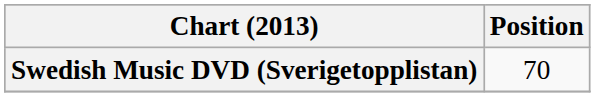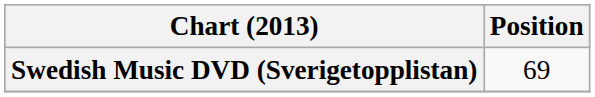(537, 69) 70 -> (537, 69) 69
